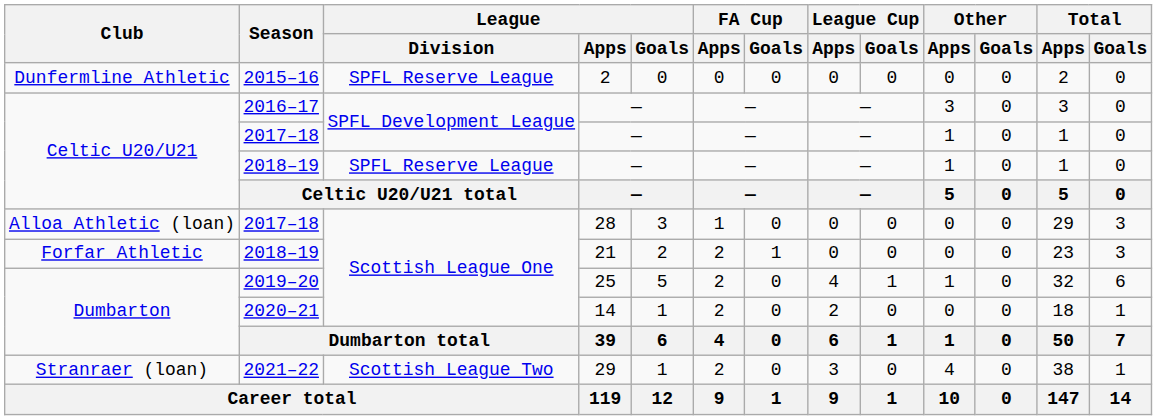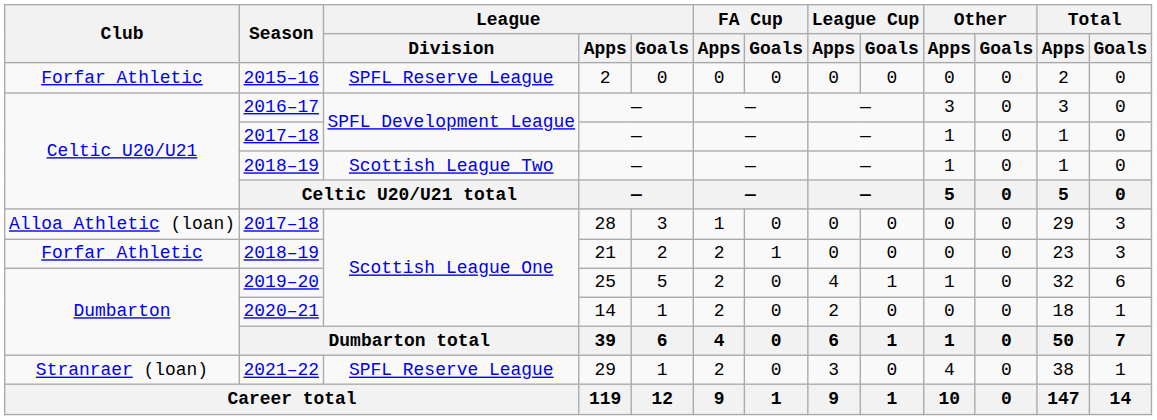(122, 78) Dunfermline Athletic -> (122, 78) Forfar Athletic
(451, 166) SPFL Reserve League -> (451, 166) Scottish League Two
(451, 370) Scottish League Two -> (451, 370) SPFL Reserve League
